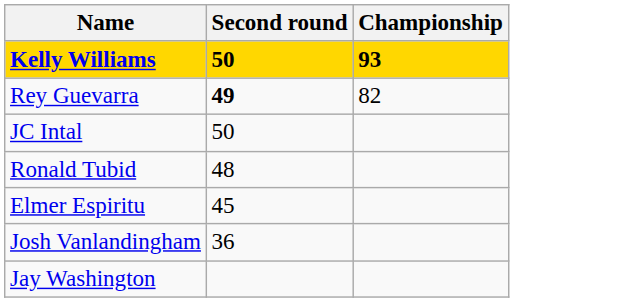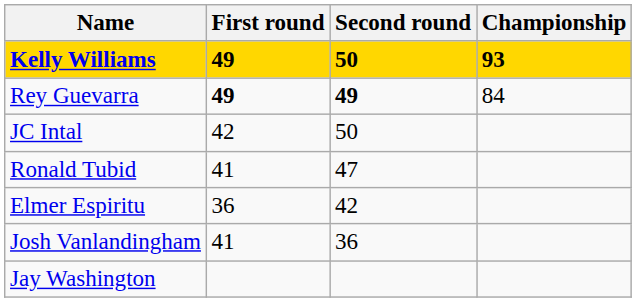+ column: (268, 22)
(370, 95) 82 -> (493, 95) 84
(223, 168) 48 -> (347, 168) 47
(223, 205) 45 -> (347, 205) 42
